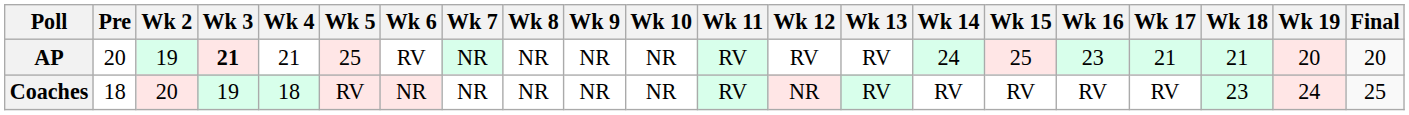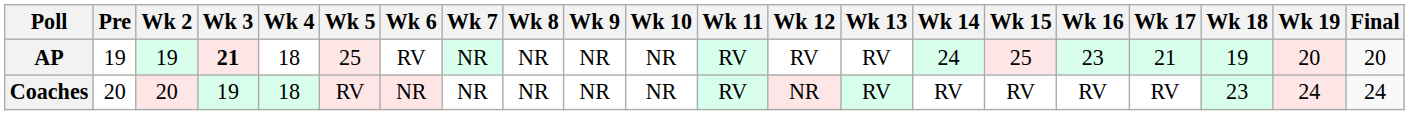(115, 57) 20 -> (115, 57) 19
(289, 57) 21 -> (289, 57) 18
(1237, 57) 21 -> (1237, 57) 19
(115, 92) 18 -> (115, 92) 20
(1375, 92) 25 -> (1375, 92) 24
